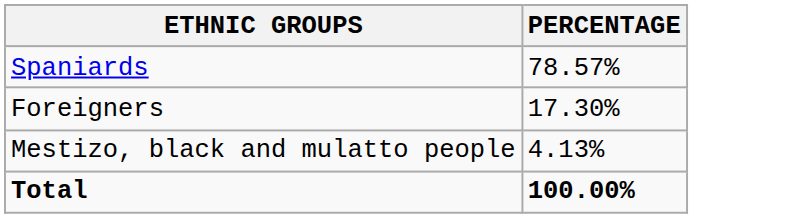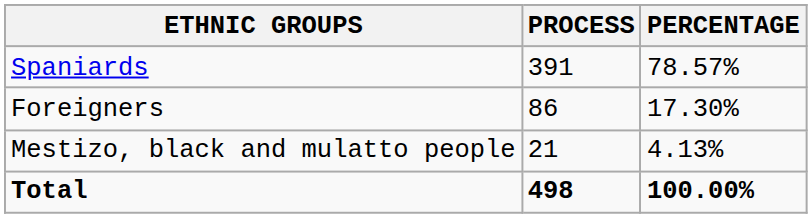+ column: (581, 26)
